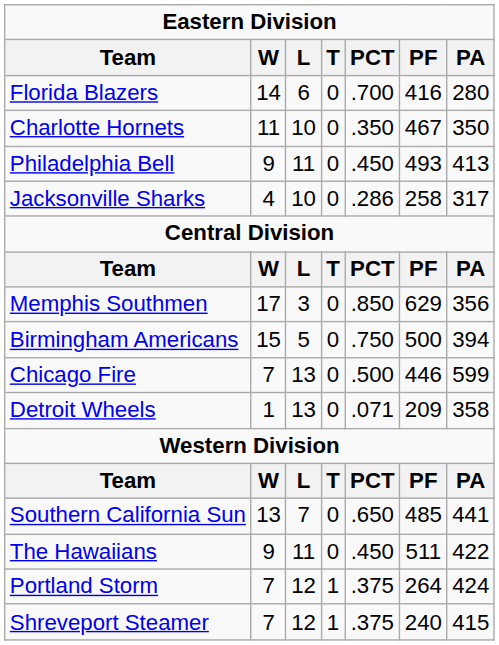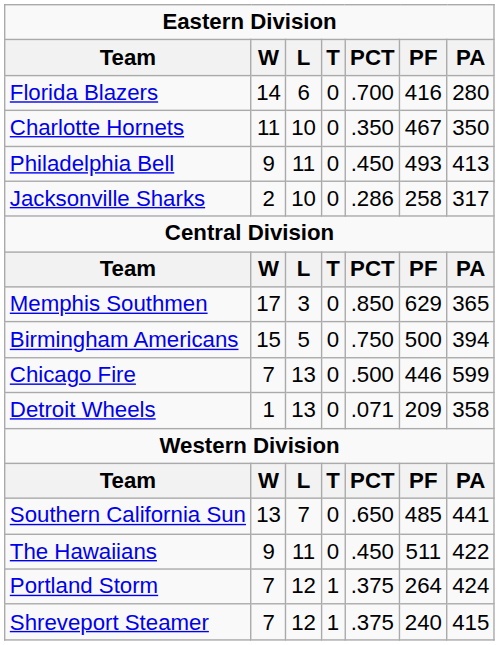(269, 198) 4 -> (269, 198) 2
(471, 304) 356 -> (471, 304) 365
